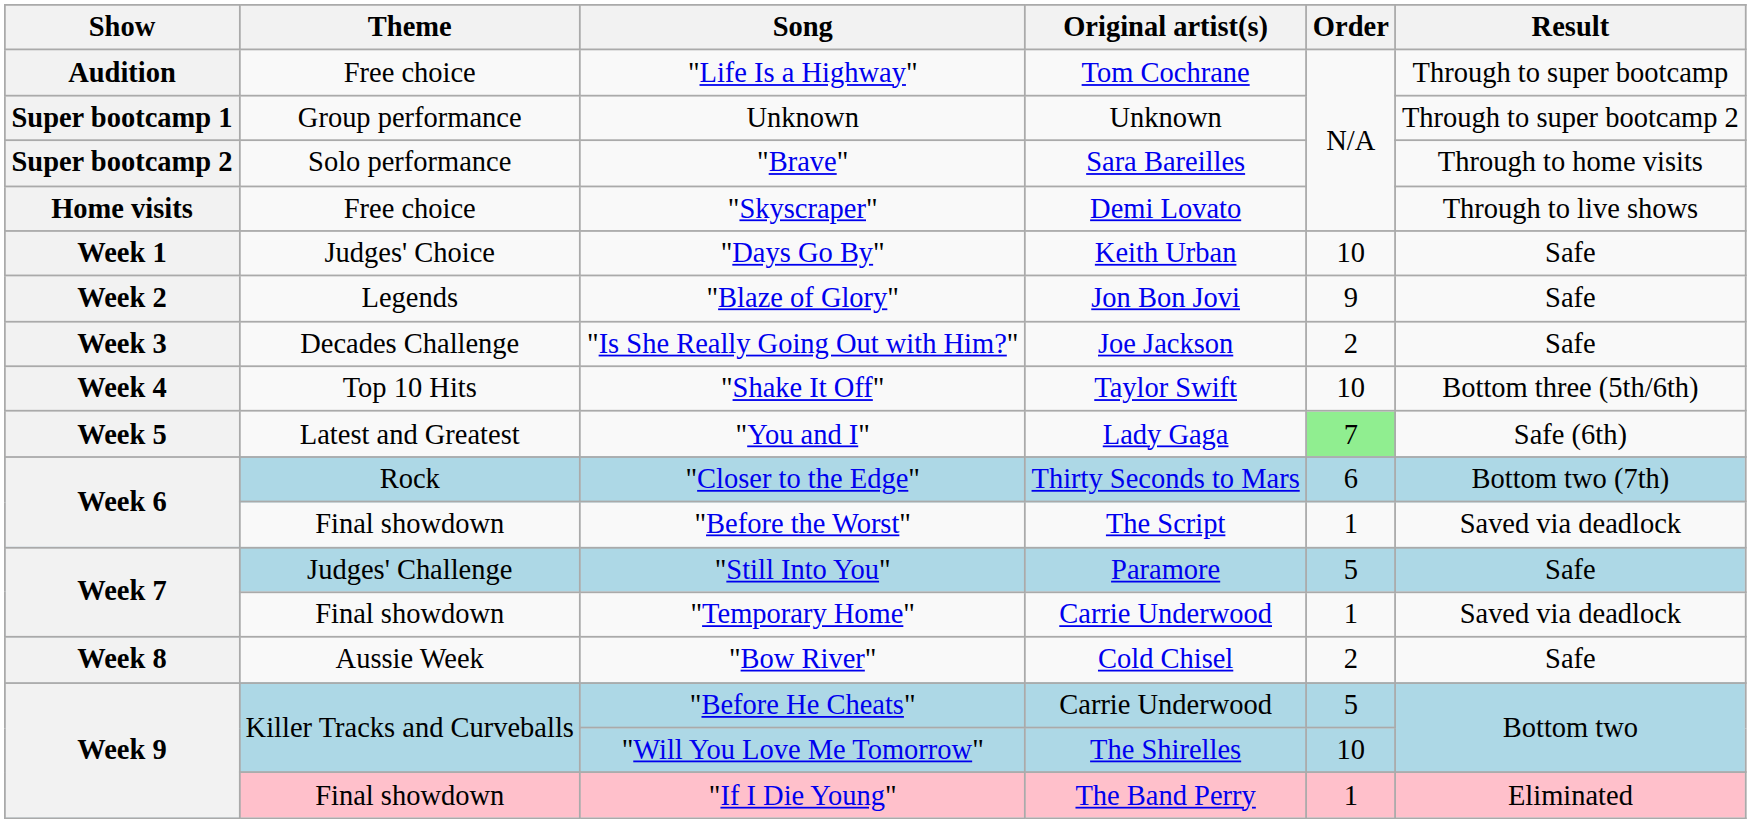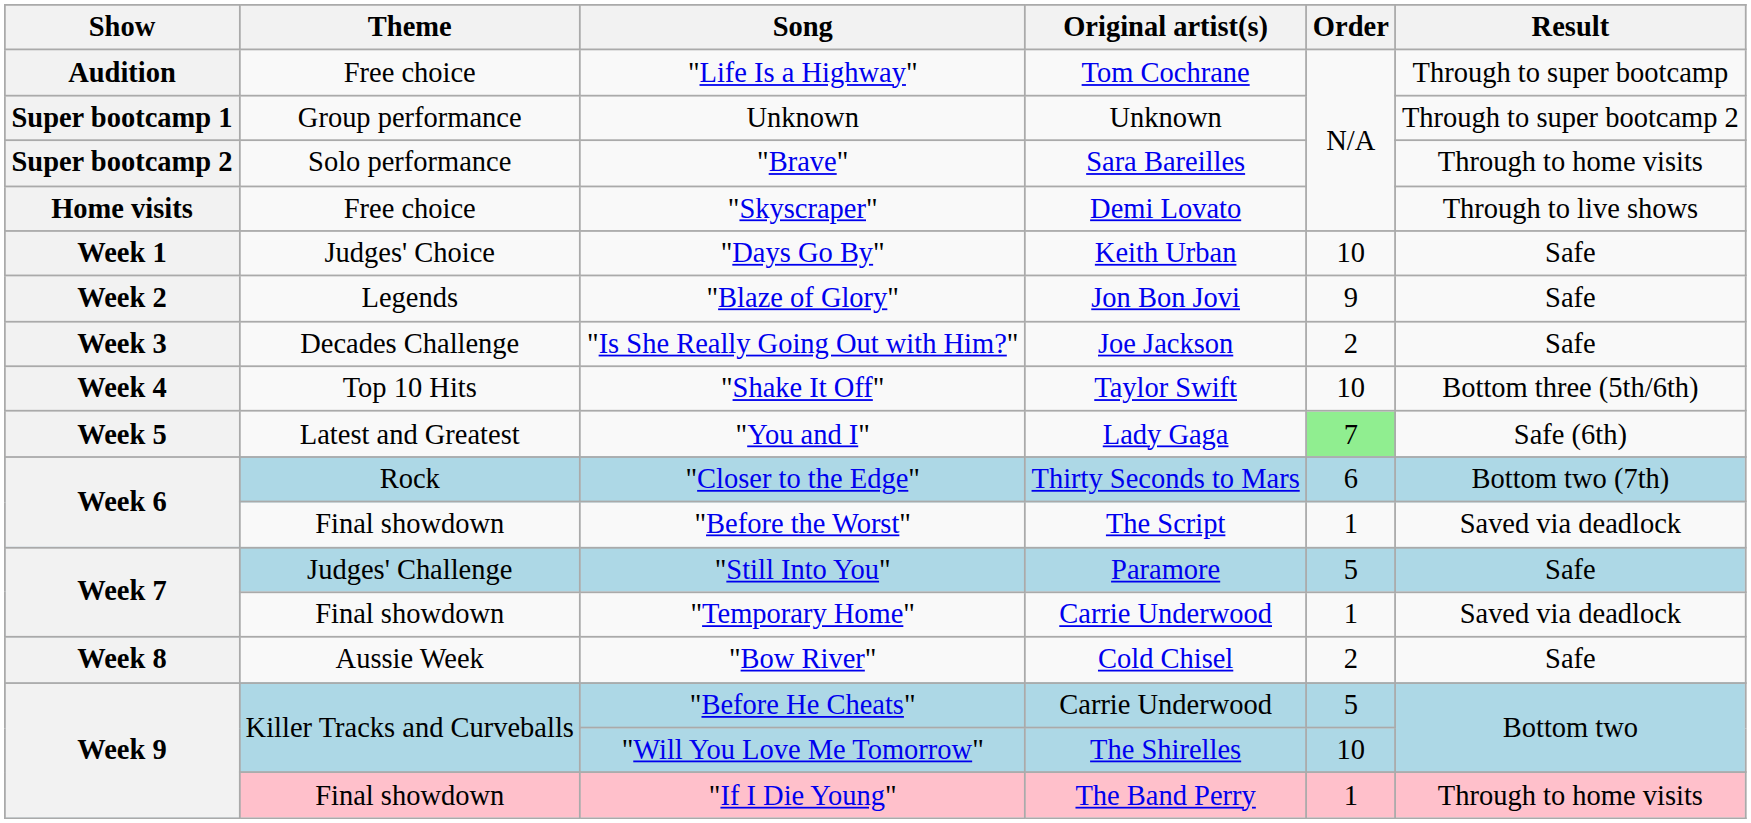(1570, 794) Eliminated -> (1570, 794) Through to home visits
